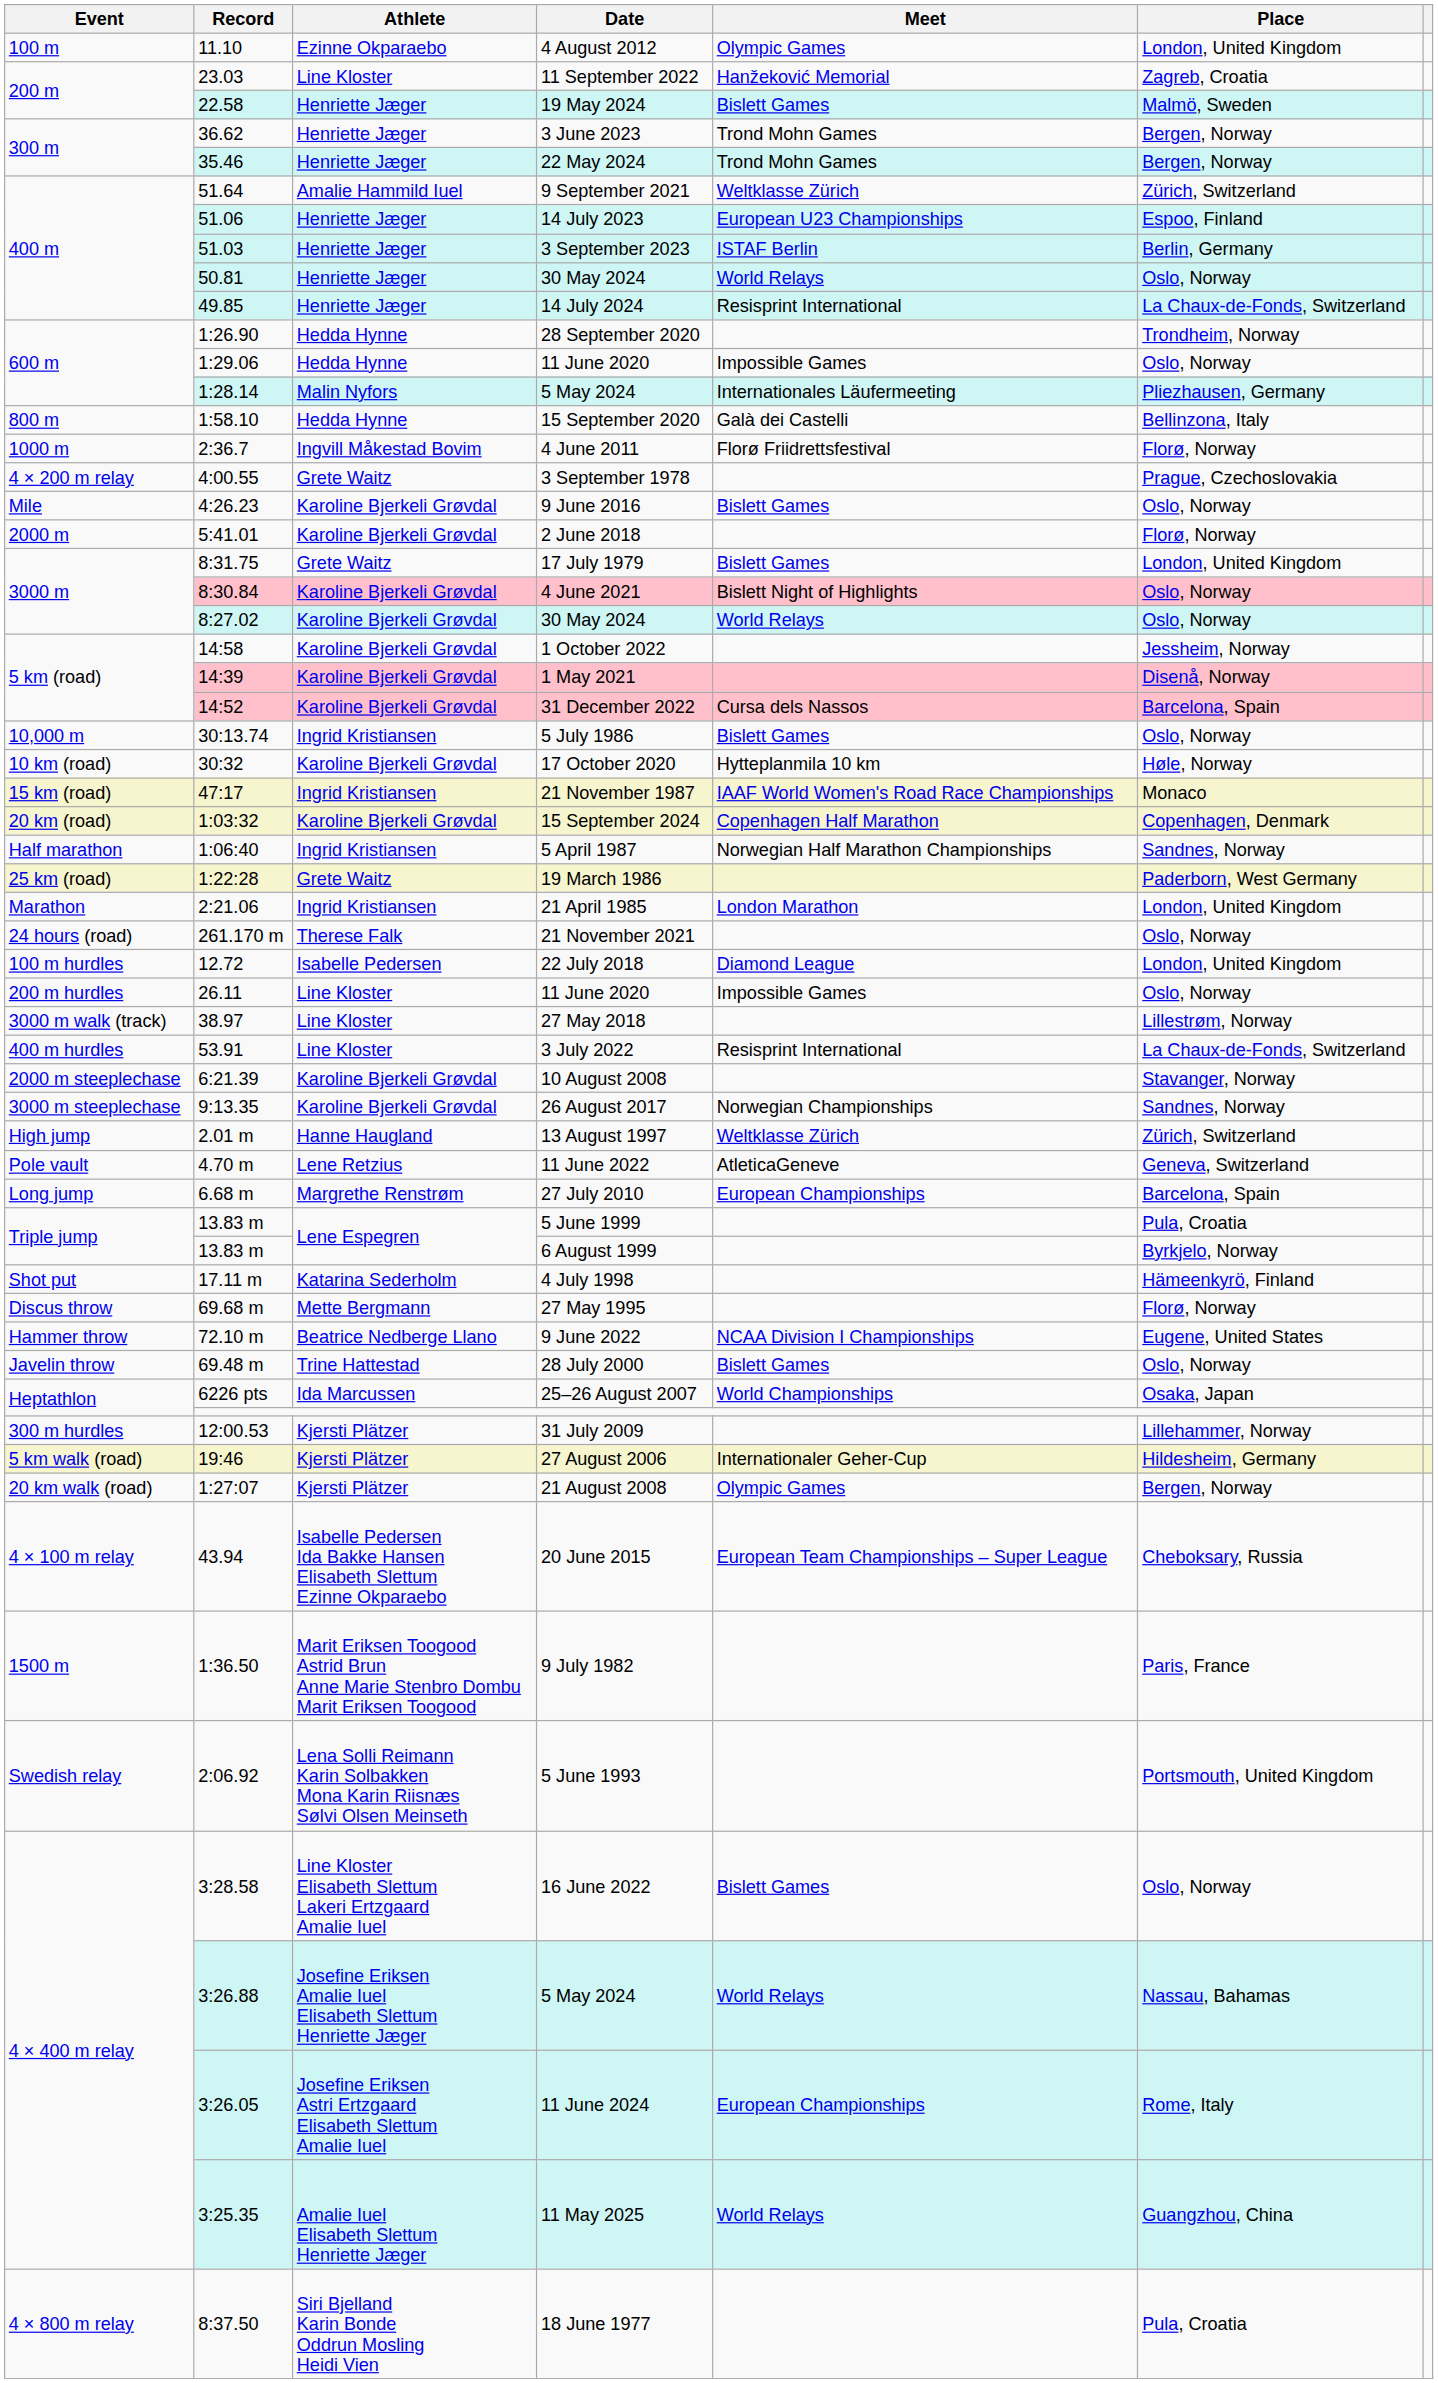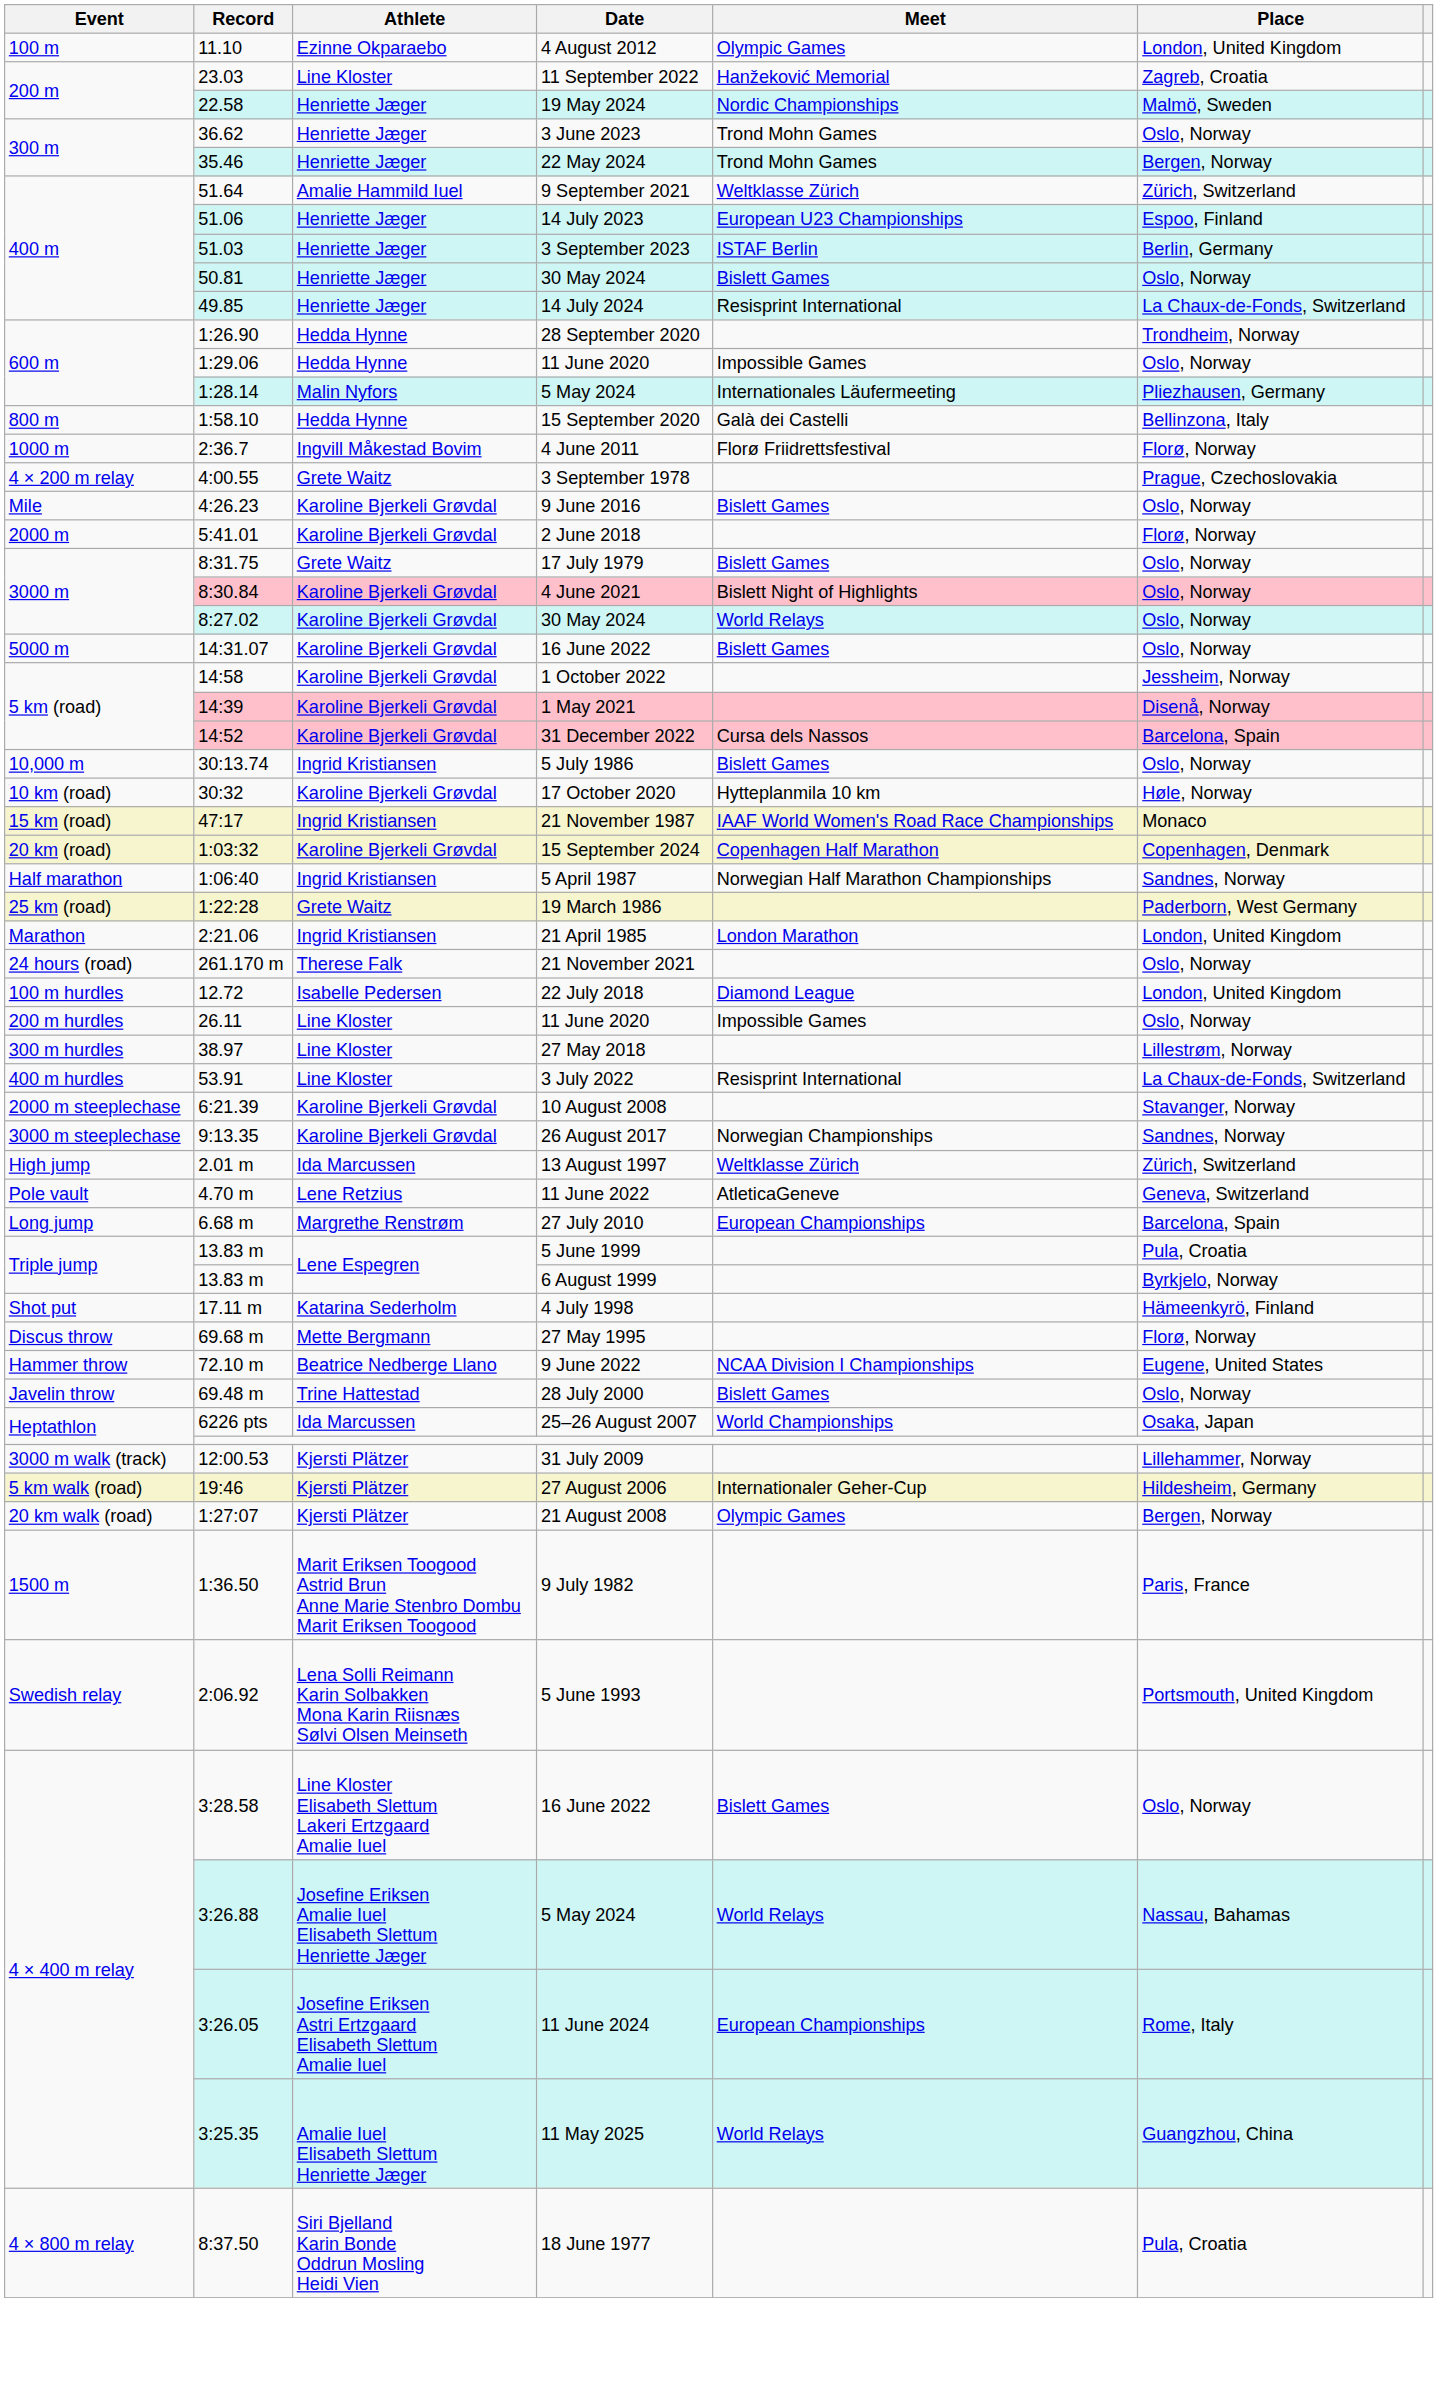(773, 105) Bislett Games -> (808, 105) Nordic Championships
(1207, 134) Bergen, Norway -> (1196, 134) Oslo, Norway
(770, 277) World Relays -> (773, 277) Bislett Games
(1242, 563) London, United Kingdom -> (1196, 563) Oslo, Norway
+ row: (233, 649)
(88, 1021) 3000 m walk (track) -> (66, 1050) 300 m hurdles
(365, 1136) Hanne Haugland -> (356, 1164) Ida Marcussen
(66, 1431) 300 m hurdles -> (88, 1459) 3000 m walk (track)
- row: (221, 1557)
